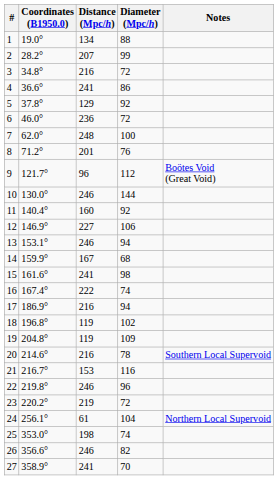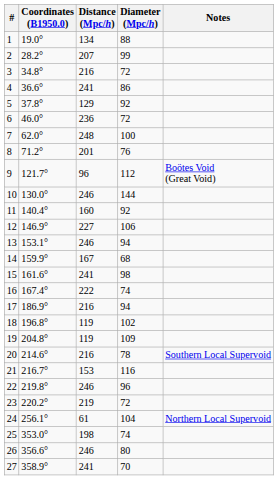(125, 450) 82 -> (125, 450) 80
